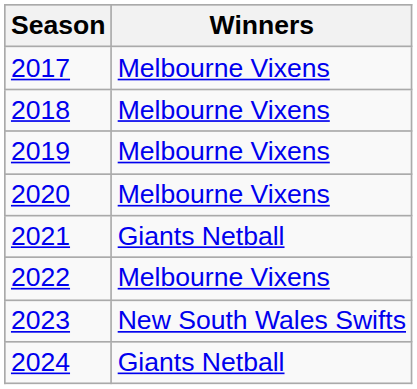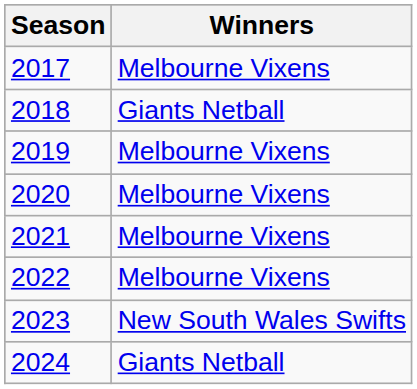(224, 109) Melbourne Vixens -> (201, 109) Giants Netball
(201, 236) Giants Netball -> (224, 236) Melbourne Vixens
